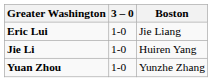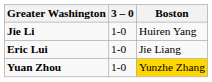rows swapped: (21, 49) <-> (27, 31)
(172, 67) no background -> (172, 67) gold background
